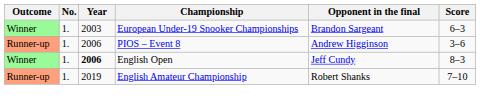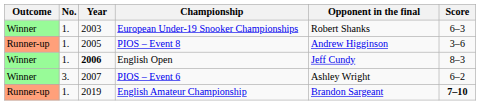(347, 28) Brandon Sargeant -> (341, 28) Robert Shanks
(91, 44) 2006 -> (91, 44) 2005
+ row: (149, 76)
(341, 76) Robert Shanks -> (347, 92) Brandon Sargeant
(457, 76) normal -> (457, 92) bold
